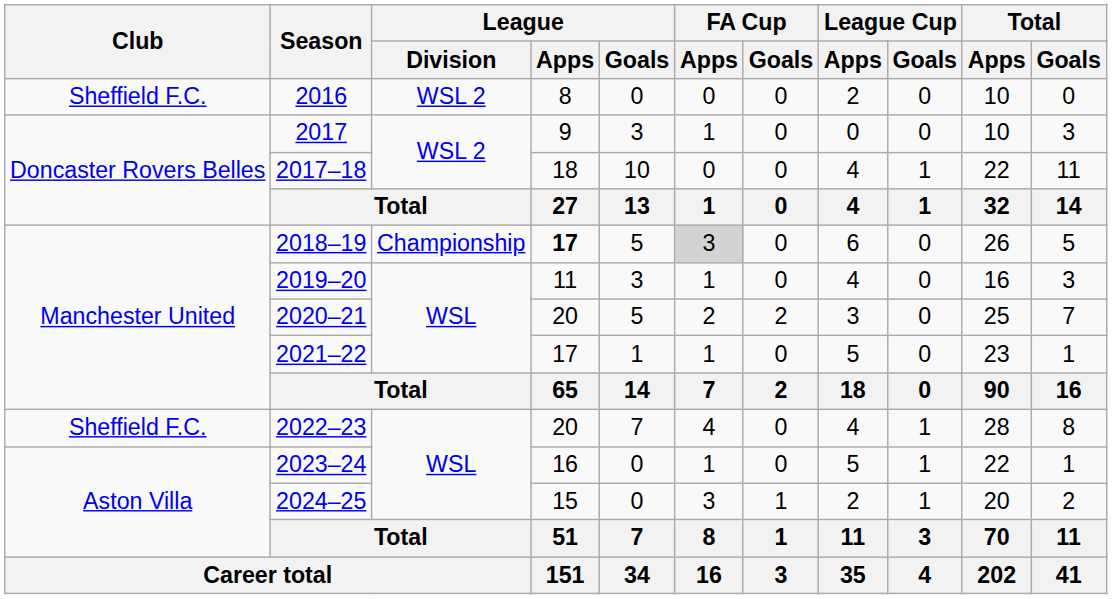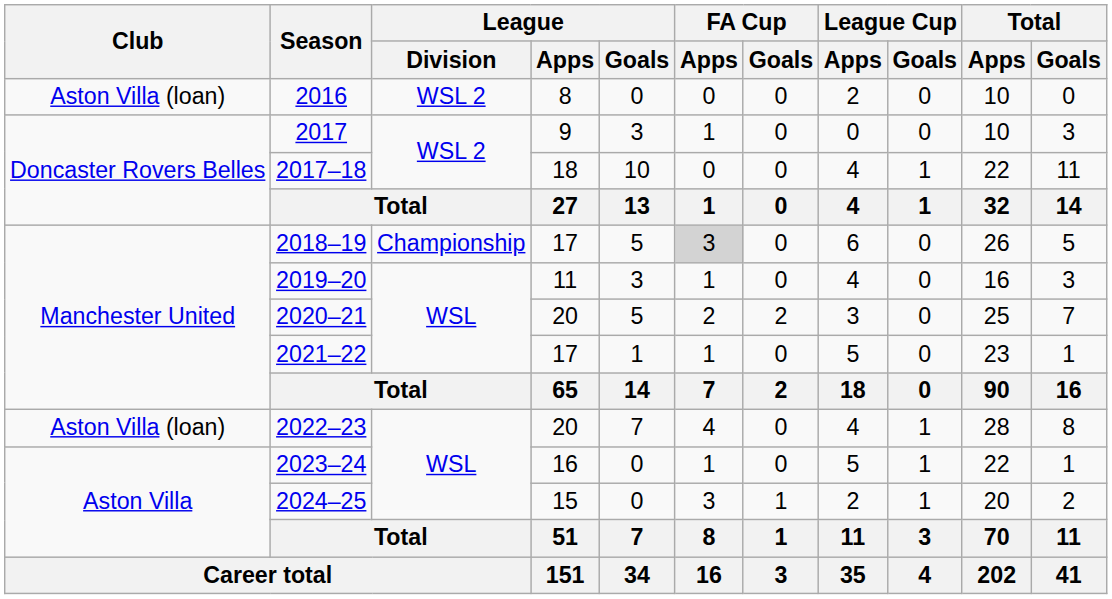(138, 96) Sheffield F.C. -> (138, 96) Aston Villa (loan)
(565, 243) bold -> (565, 243) normal
(138, 427) Sheffield F.C. -> (138, 427) Aston Villa (loan)
